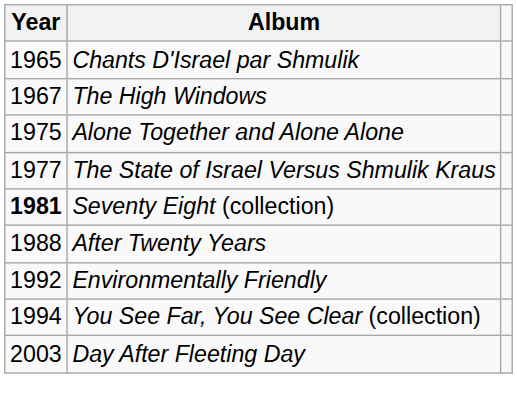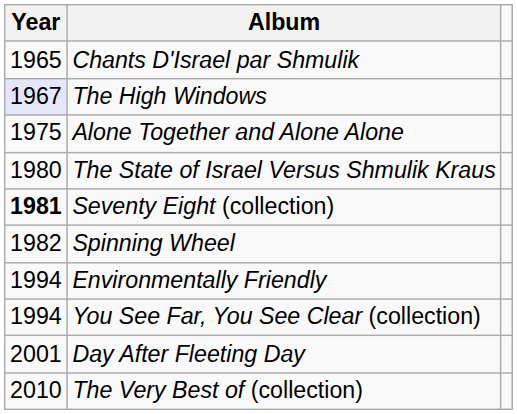(36, 96) no background -> (36, 96) lavender background
(36, 170) 1977 -> (36, 170) 1980
+ row: (154, 243)
- row: (169, 243)
(36, 280) 1992 -> (36, 280) 1994
(36, 354) 2003 -> (36, 354) 2001
+ row: (218, 390)
